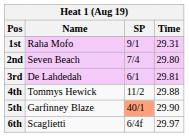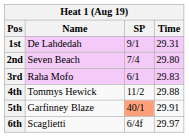(50, 44) Raha Mofo -> (55, 44) De Lahdedah
(55, 76) De Lahdedah -> (50, 76) Raha Mofo
(168, 76) 29.81 -> (168, 76) 29.83
(168, 108) 29.90 -> (168, 108) 29.91
